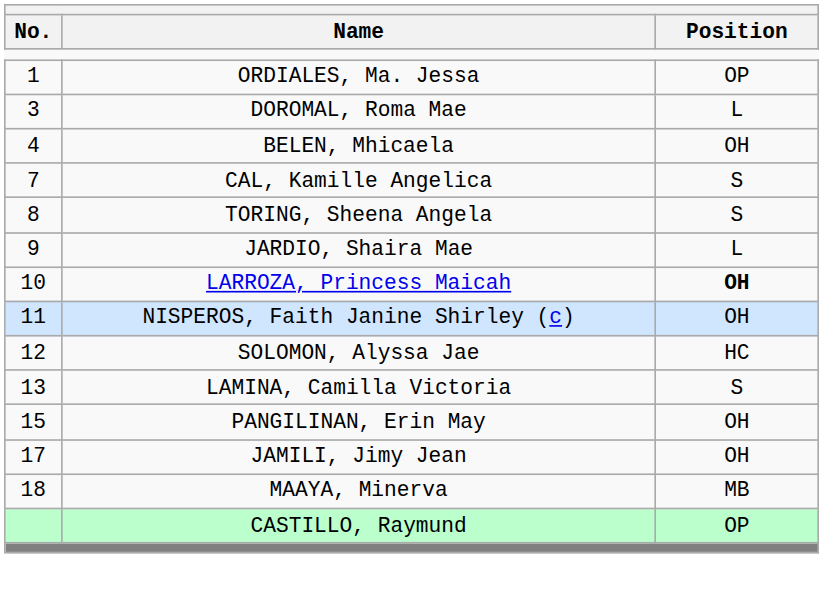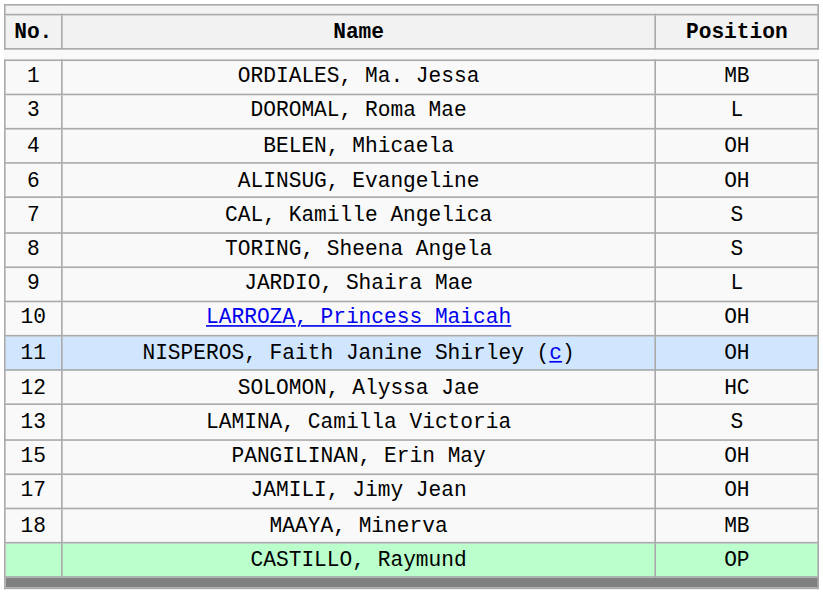(737, 77) OP -> (737, 77) MB
+ row: (33, 180)
(737, 284) bold -> (737, 319) normal
